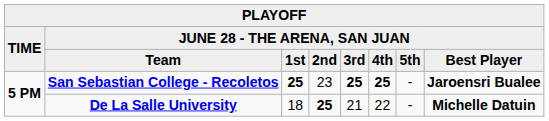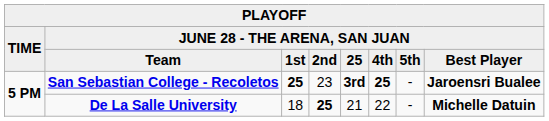(354, 60) 3rd -> (354, 60) 25
(354, 82) 25 -> (354, 82) 3rd
